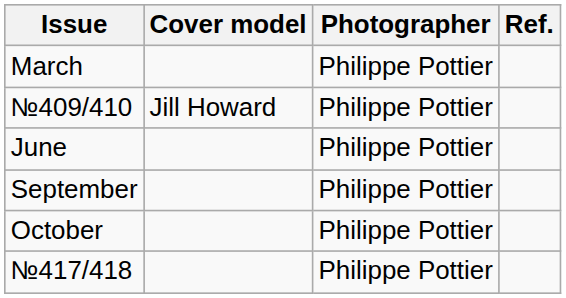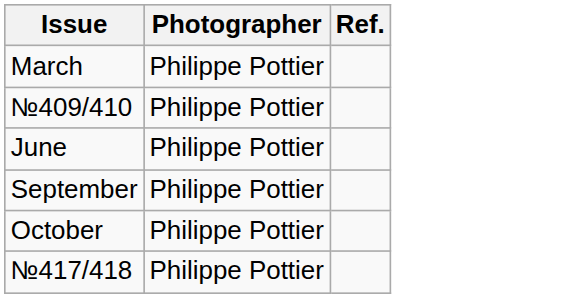- column: (228, 25)
